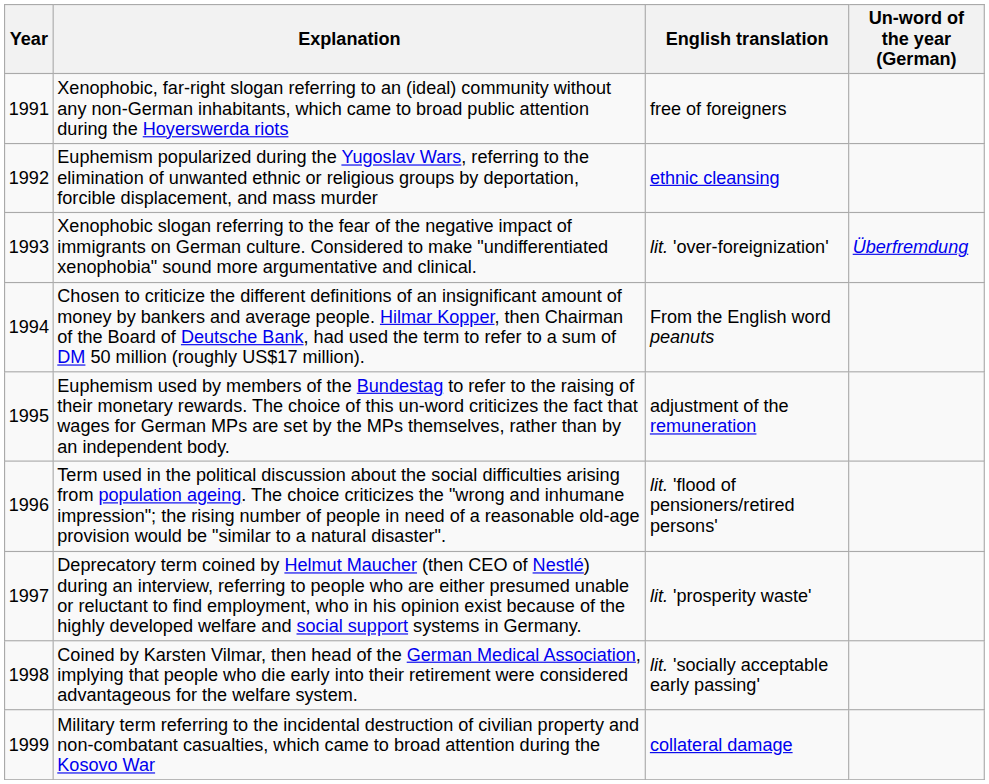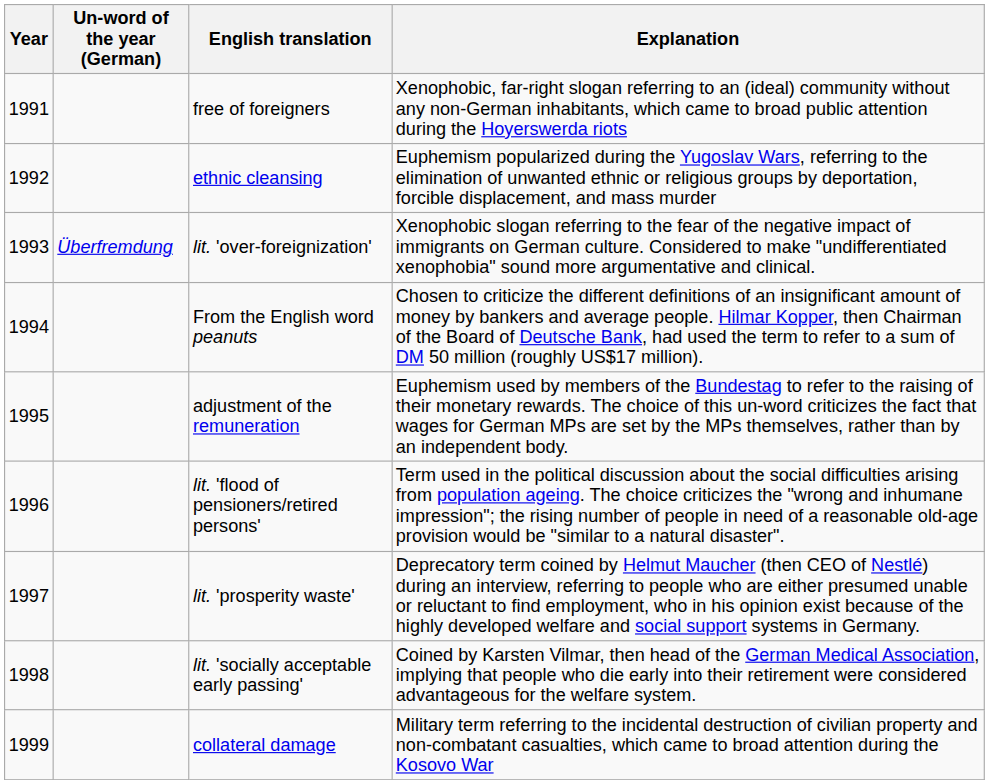columns swapped: (916, 39) <-> (349, 39)
